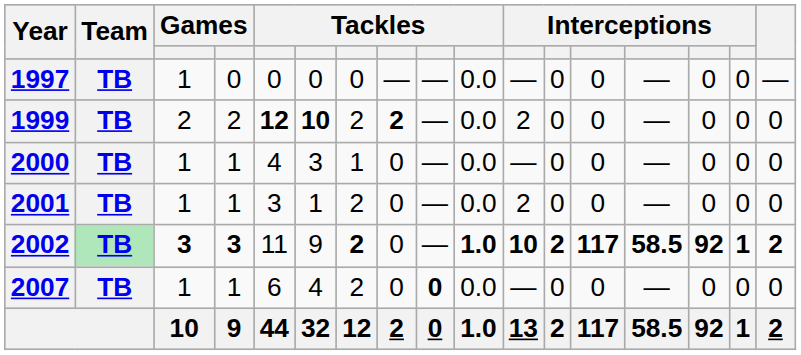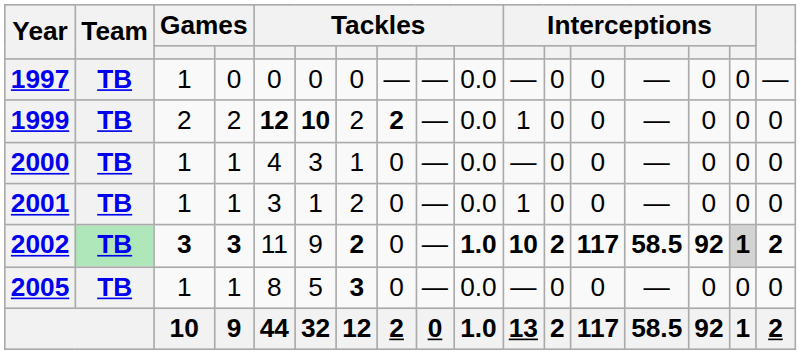(523, 120) 2 -> (523, 120) 1
(523, 203) 2 -> (523, 203) 1
(743, 245) no background -> (743, 245) lightgrey background
+ row: (40, 287)
- row: (40, 287)
